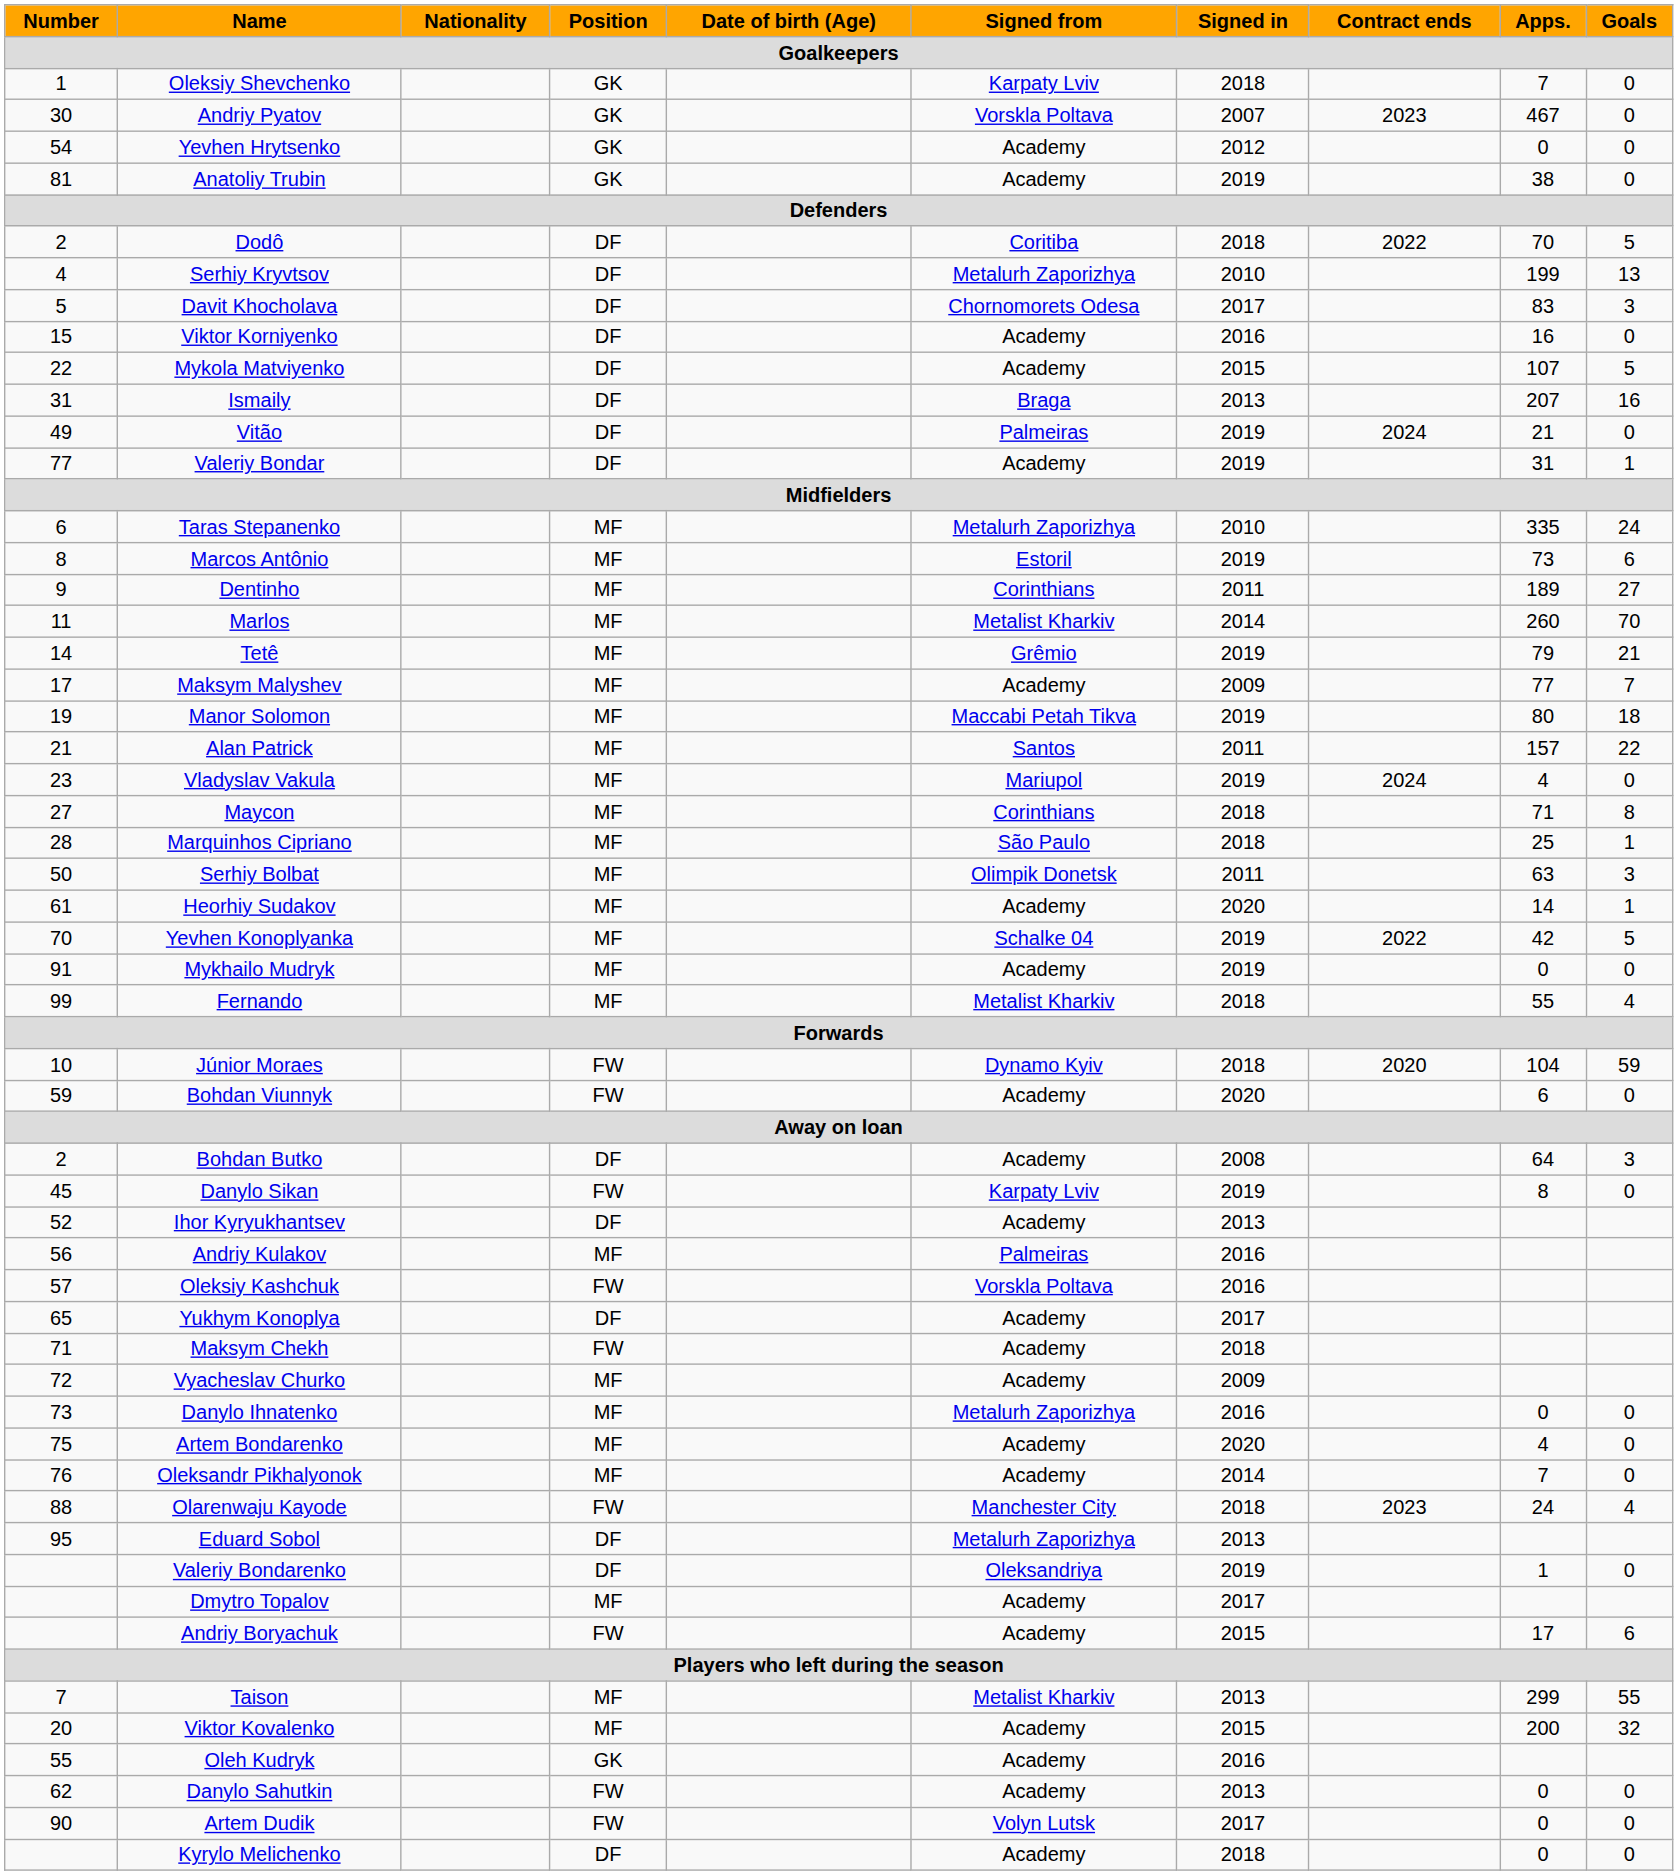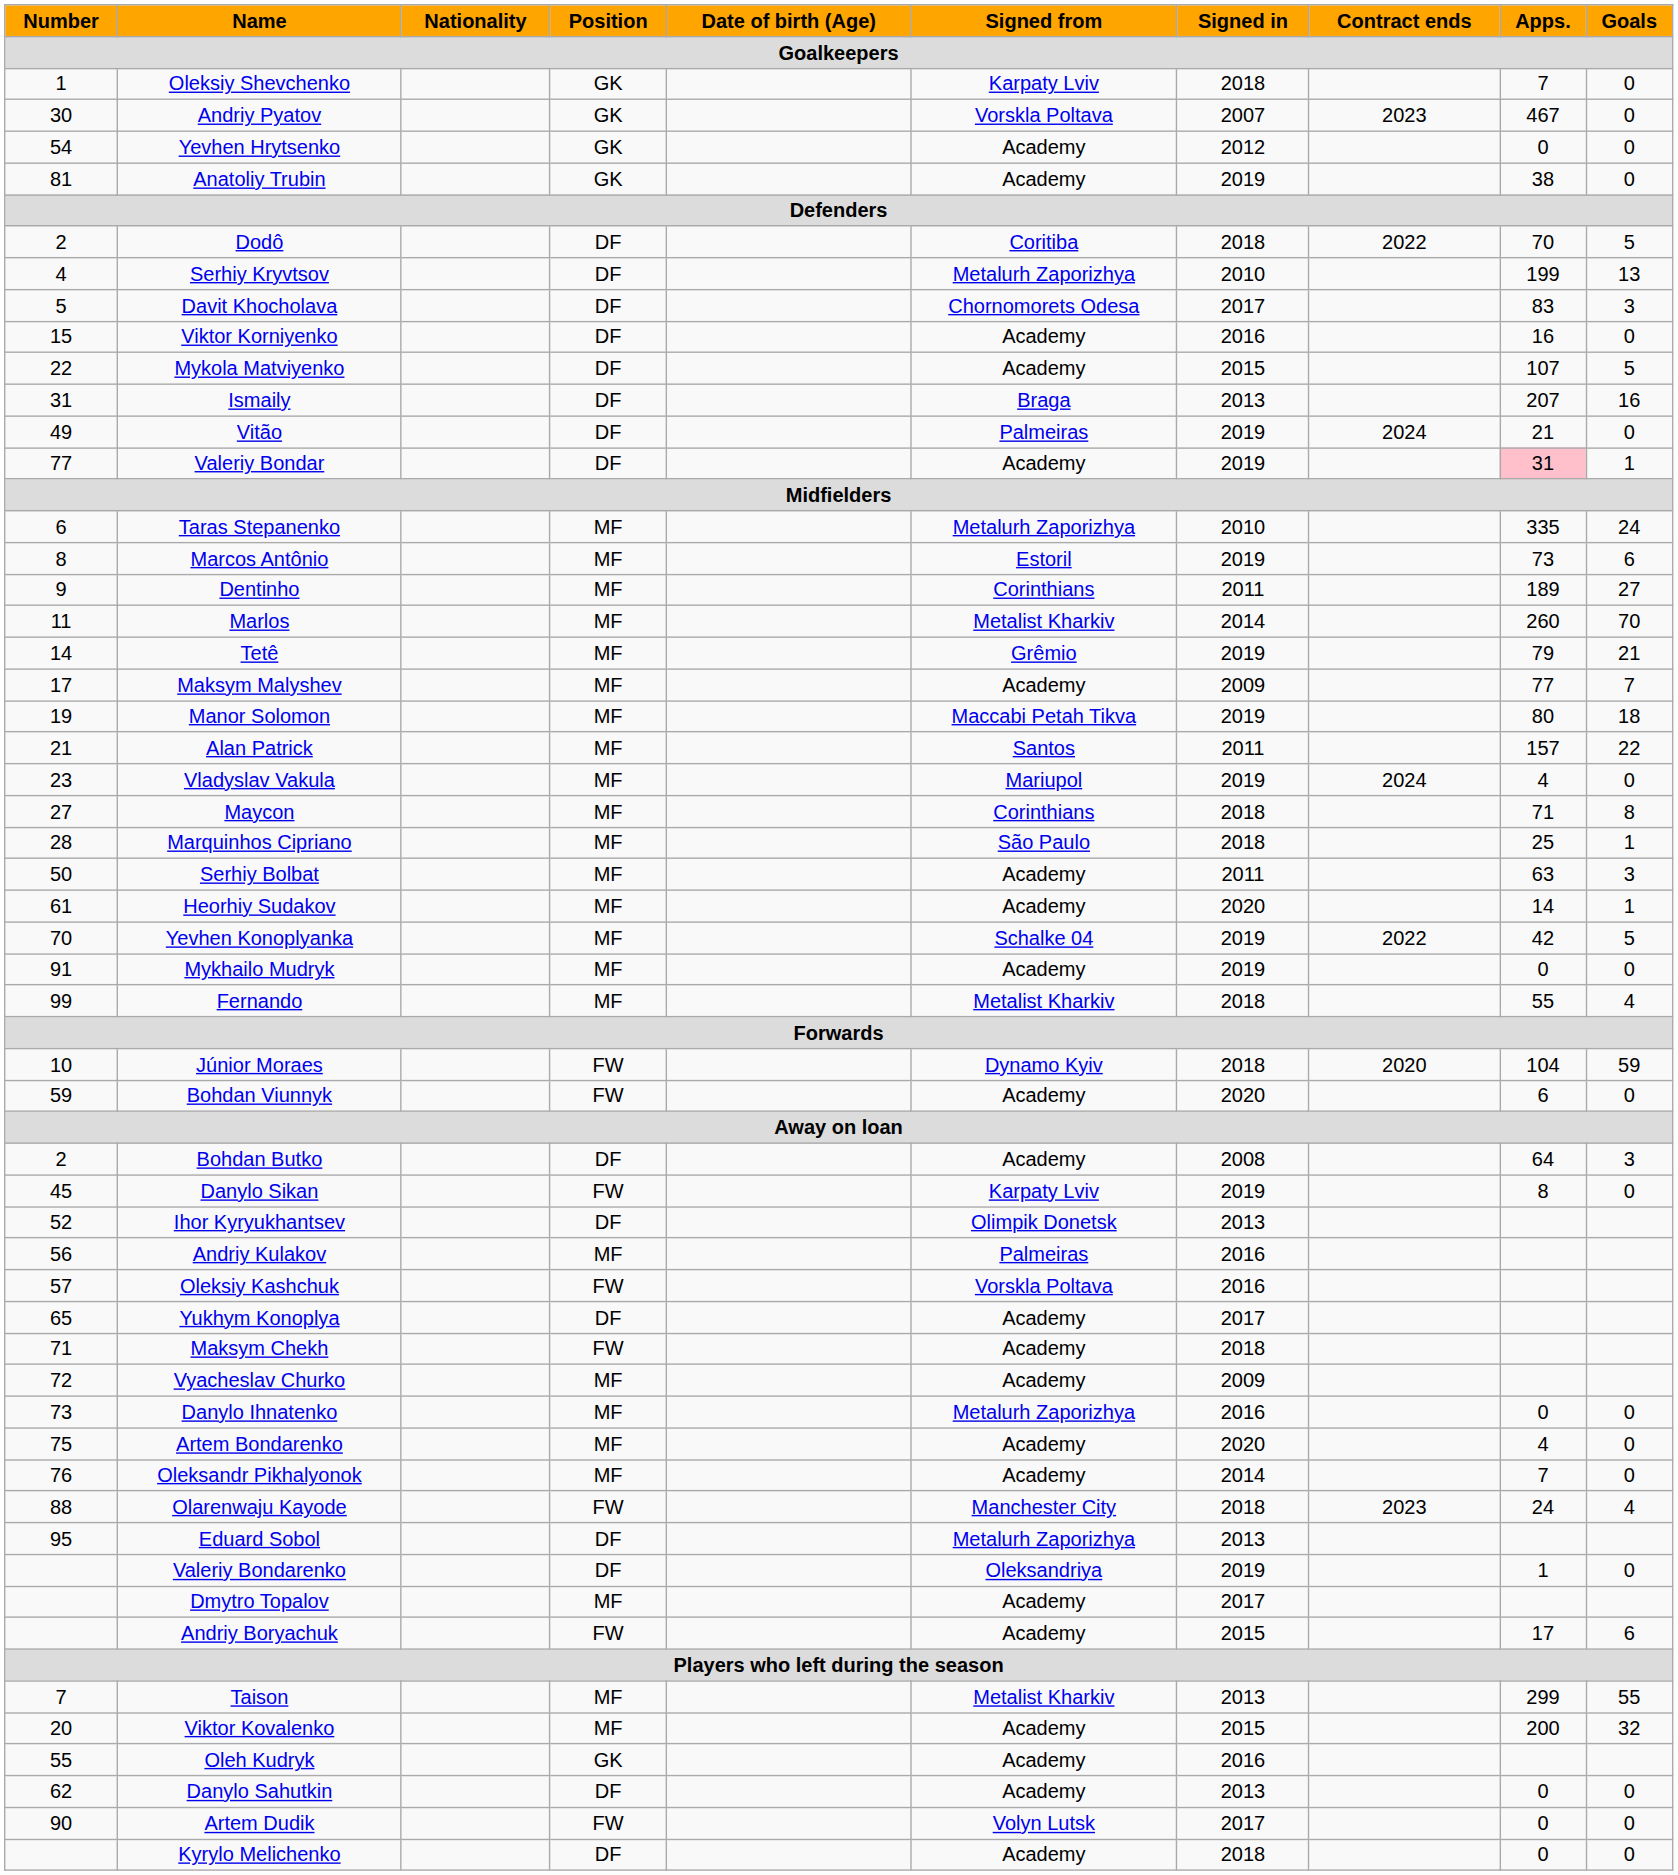(1543, 464) no background -> (1543, 464) pink background
(1044, 875) Olimpik Donetsk -> (1044, 875) Academy
(1044, 1223) Academy -> (1044, 1223) Olimpik Donetsk
(608, 1792) FW -> (608, 1792) DF
